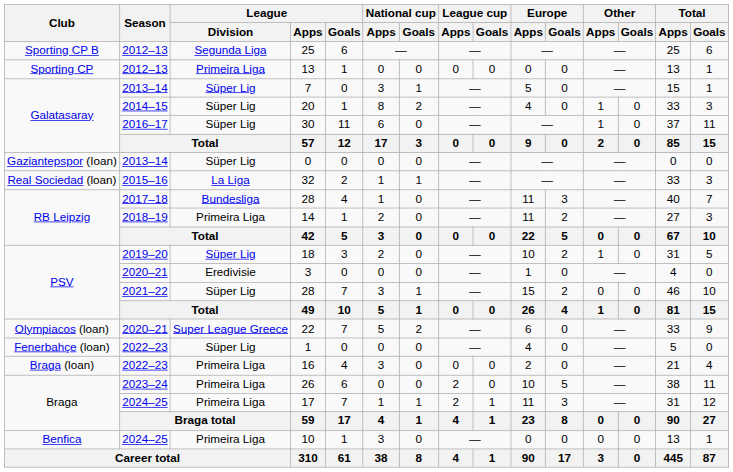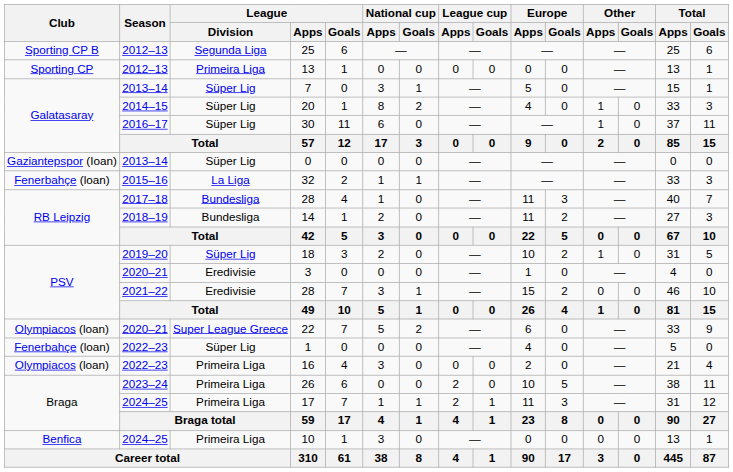(62, 180) Real Sociedad (loan) -> (62, 180) Fenerbahçe (loan)
(230, 217) Primeira Liga -> (230, 217) Bundesliga
(230, 291) Süper Lig -> (230, 291) Eredivisie
(62, 365) Braga (loan) -> (62, 365) Olympiacos (loan)
